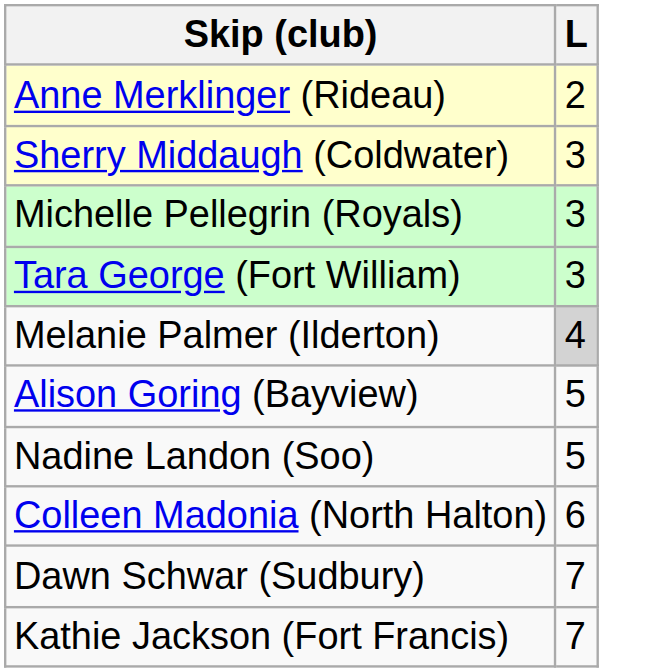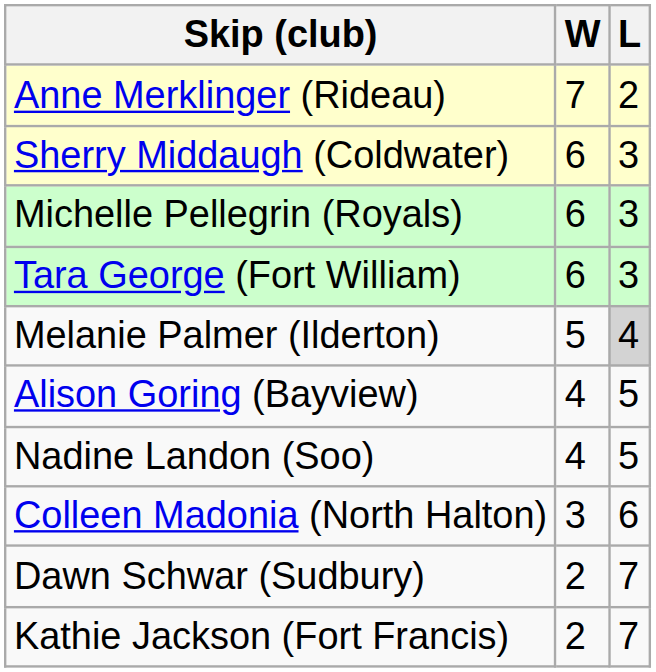+ column: (583, 34)
